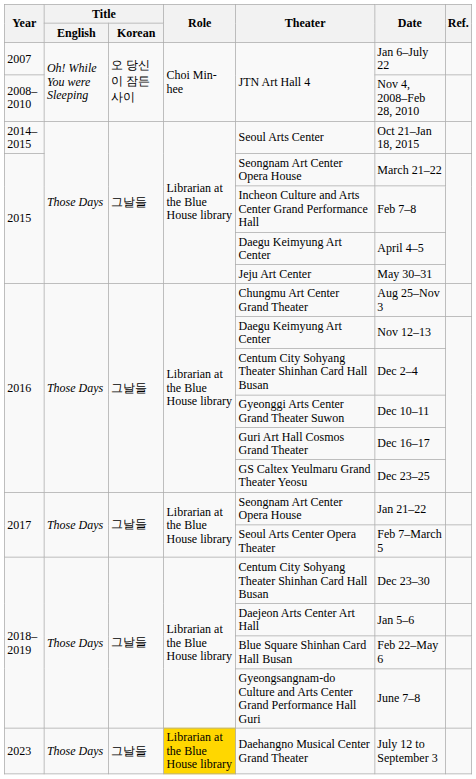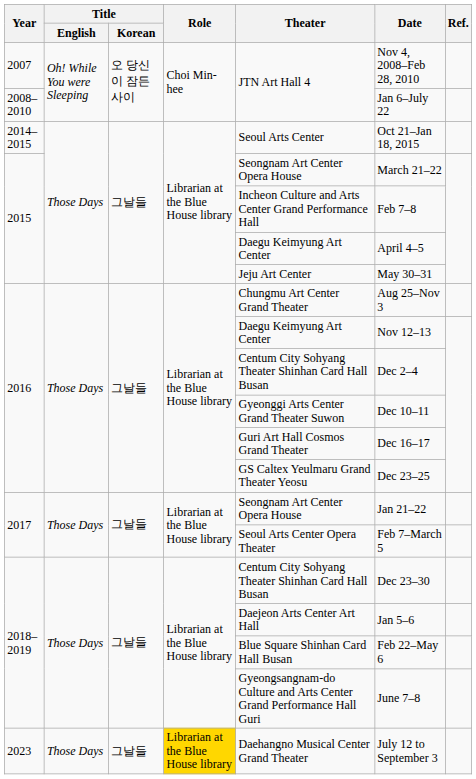(403, 58) Jan 6–July 22 -> (401, 65) Nov 4, 2008–Feb 28, 2010
(401, 98) Nov 4, 2008–Feb 28, 2010 -> (403, 104) Jan 6–July 22
